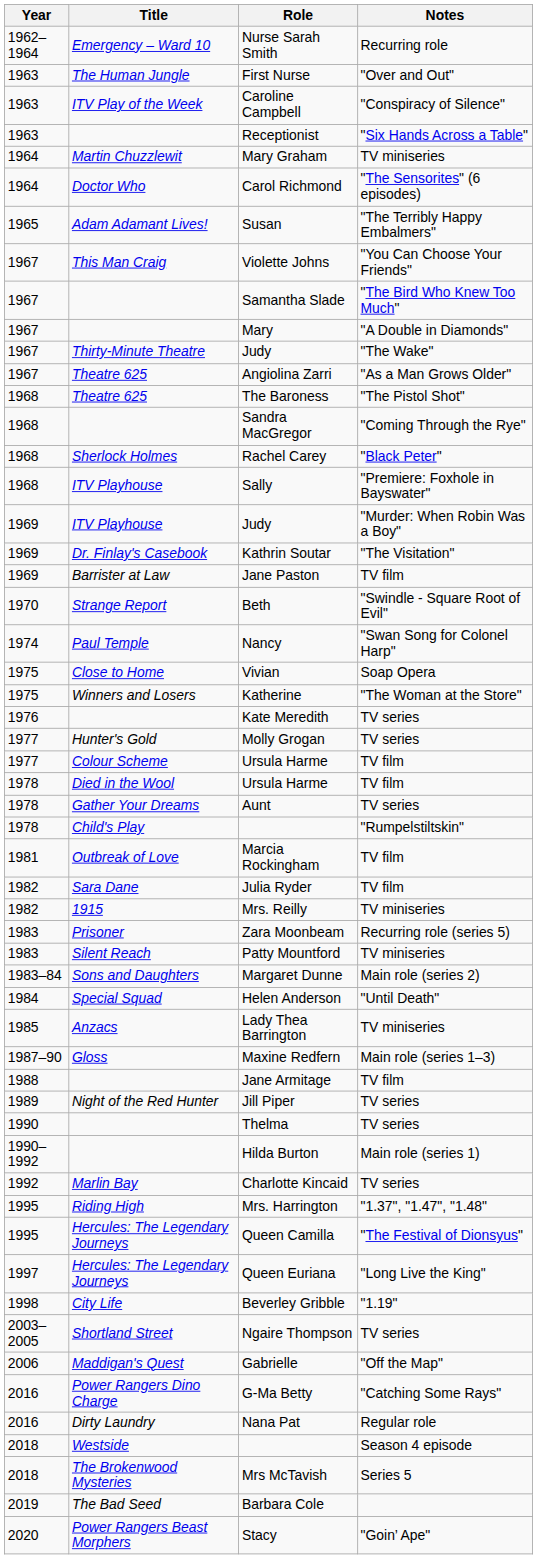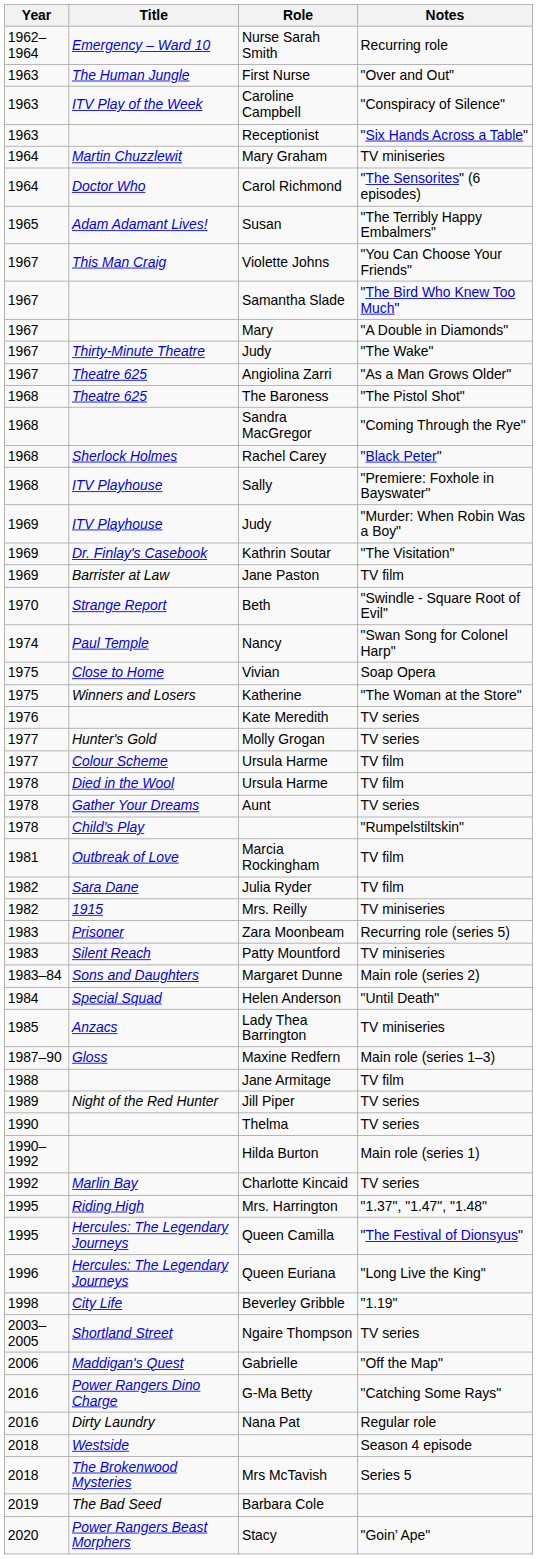(23, 1273) 1997 -> (23, 1273) 1996
